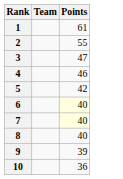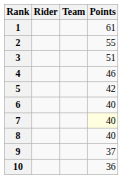+ column: (46, 12)
(82, 58) 47 -> (111, 58) 51
(82, 105) lightyellow background -> (111, 105) no background
(82, 151) 39 -> (111, 151) 37
